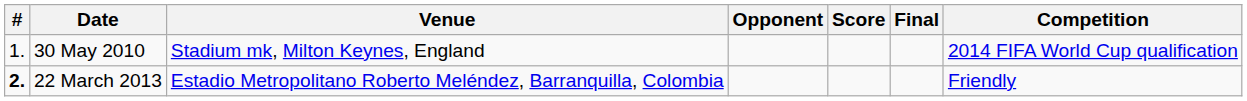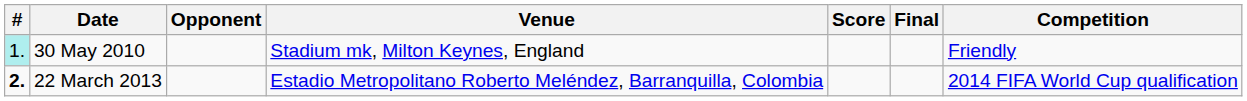columns swapped: (447, 19) <-> (778, 19)
(17, 50) no background -> (17, 50) paleturquoise background
(1093, 50) 2014 FIFA World Cup qualification -> (982, 50) Friendly
(982, 80) Friendly -> (1093, 80) 2014 FIFA World Cup qualification
